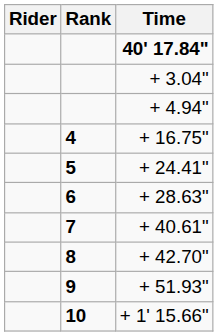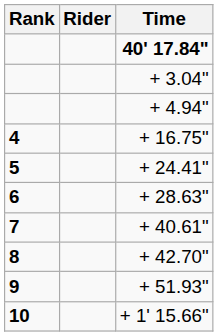columns swapped: (88, 19) <-> (33, 19)
